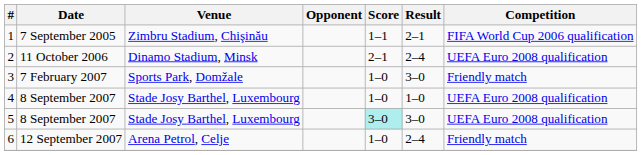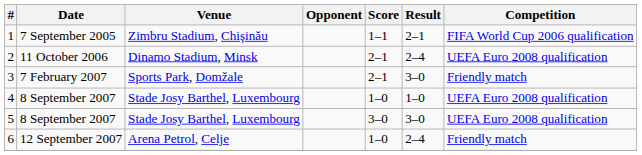(378, 77) 1–0 -> (378, 77) 2–1
(378, 118) paleturquoise background -> (378, 118) no background
